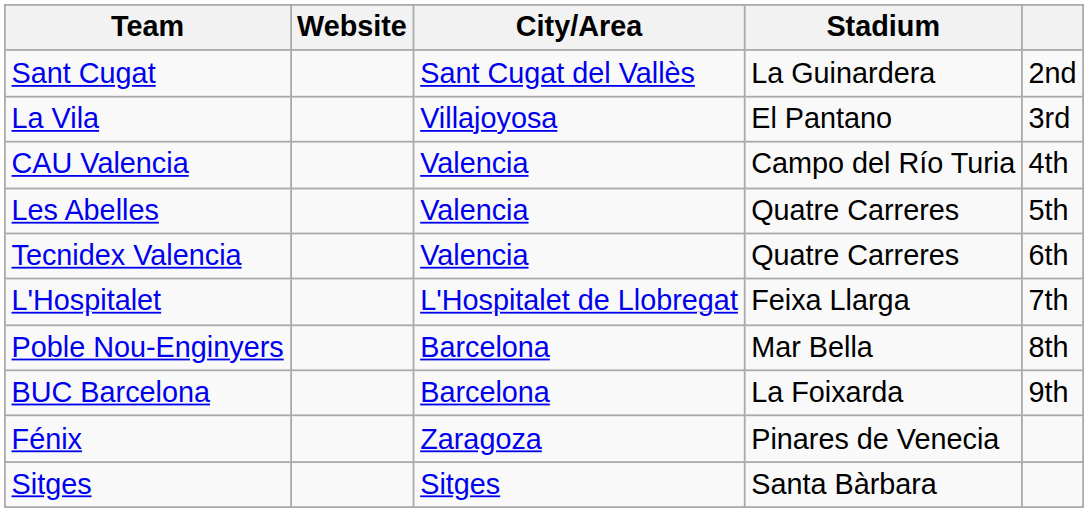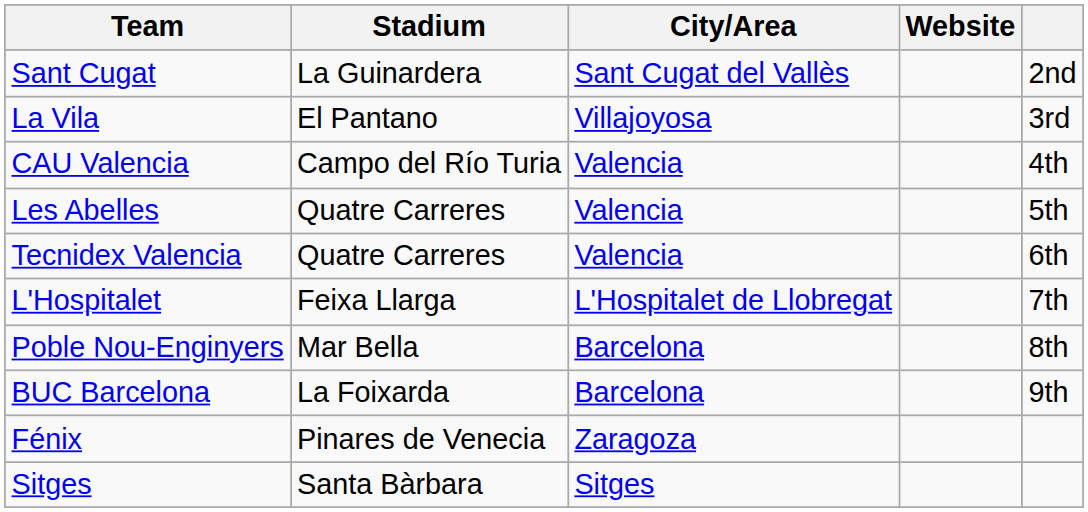columns swapped: (883, 27) <-> (352, 27)
